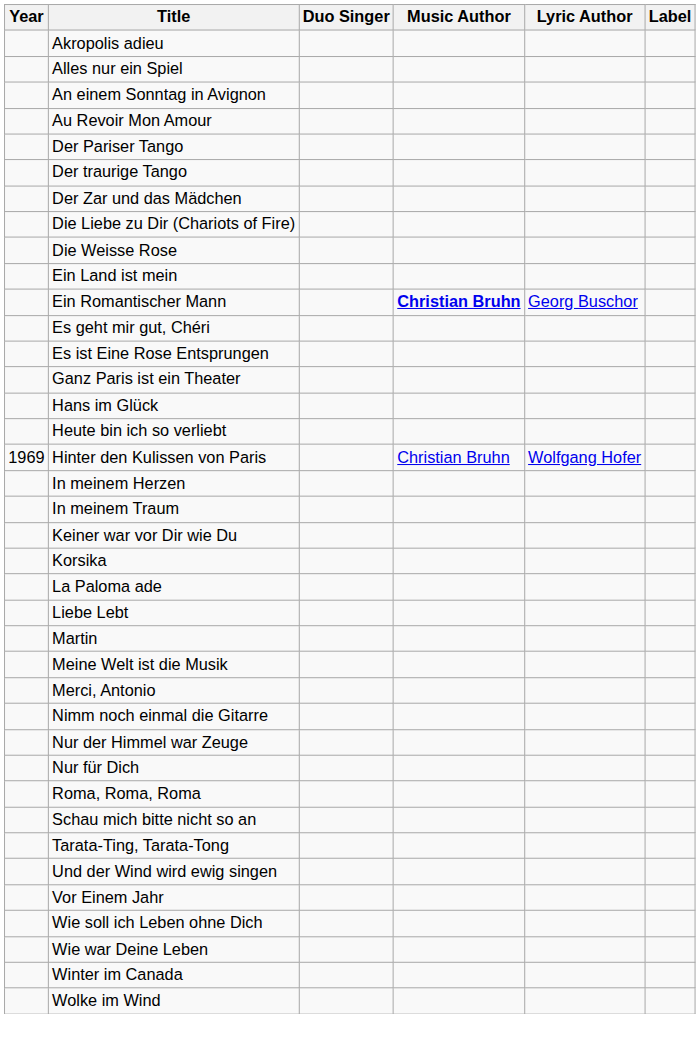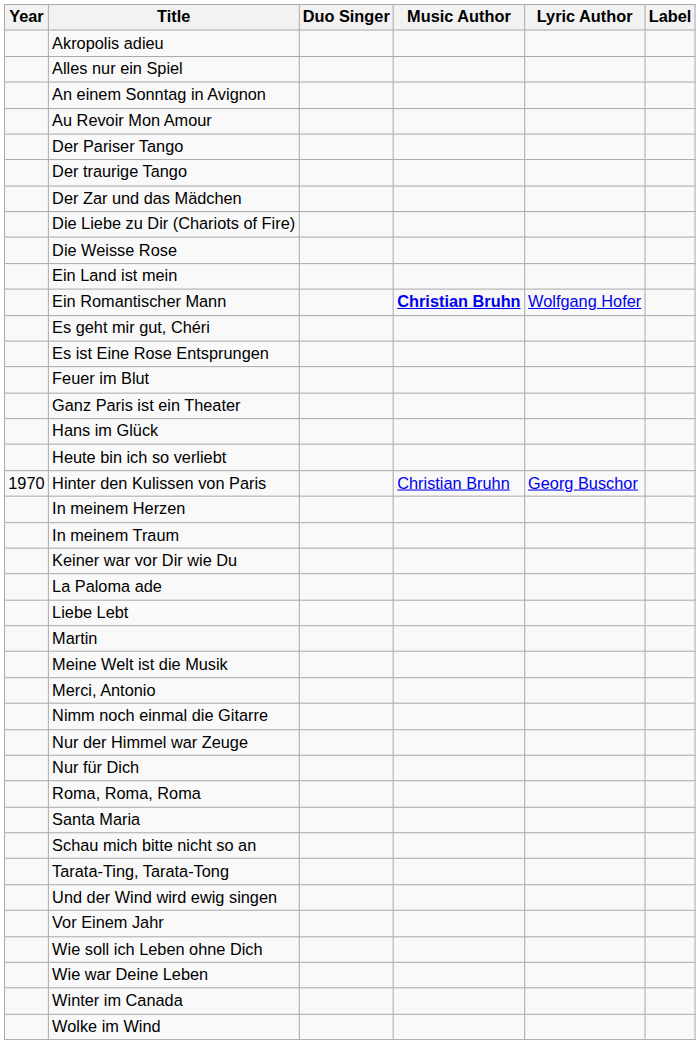(583, 302) Georg Buschor -> (585, 302) Wolfgang Hofer
+ row: (101, 379)
(26, 457) 1969 -> (26, 483) 1970
(585, 457) Wolfgang Hofer -> (583, 483) Georg Buschor
- row: (79, 560)
+ row: (96, 819)
